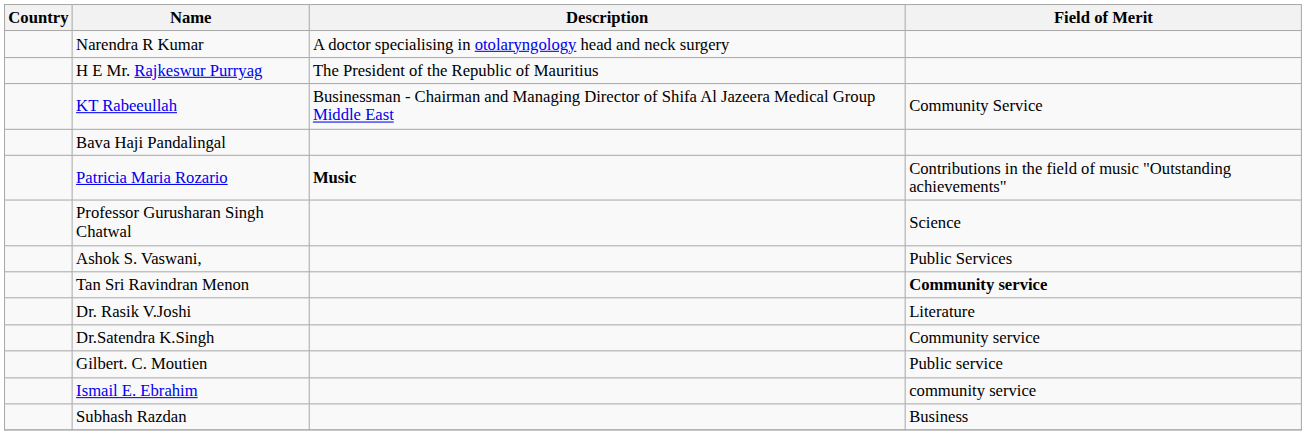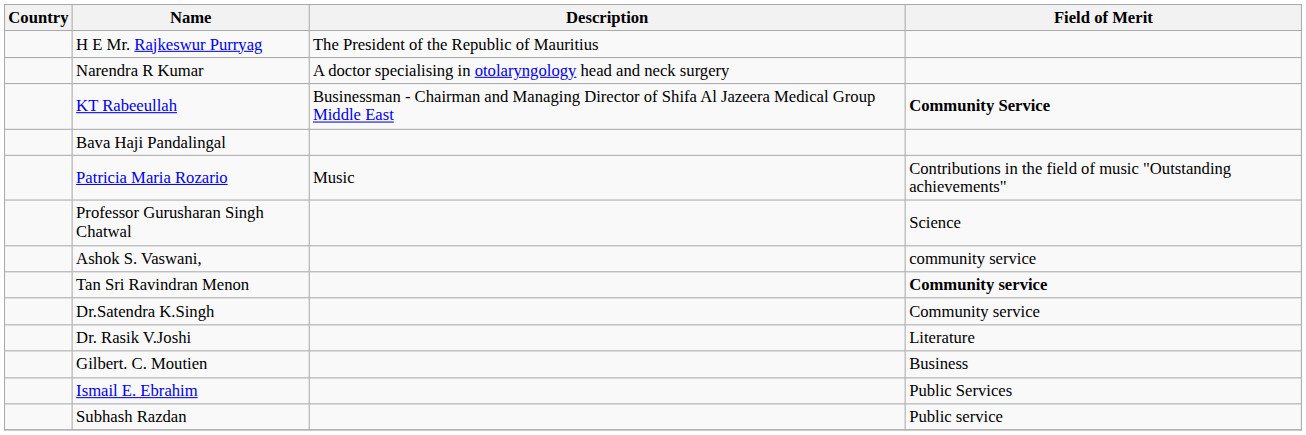rows swapped: (169, 70) <-> (140, 44)
(976, 106) normal -> (980, 106) bold
(335, 177) bold -> (334, 177) normal
(961, 258) Public Services -> (973, 258) community service
rows swapped: (134, 311) <-> (145, 337)
(956, 364) Public service -> (939, 364) Business
(973, 390) community service -> (961, 390) Public Services
(939, 416) Business -> (956, 416) Public service
